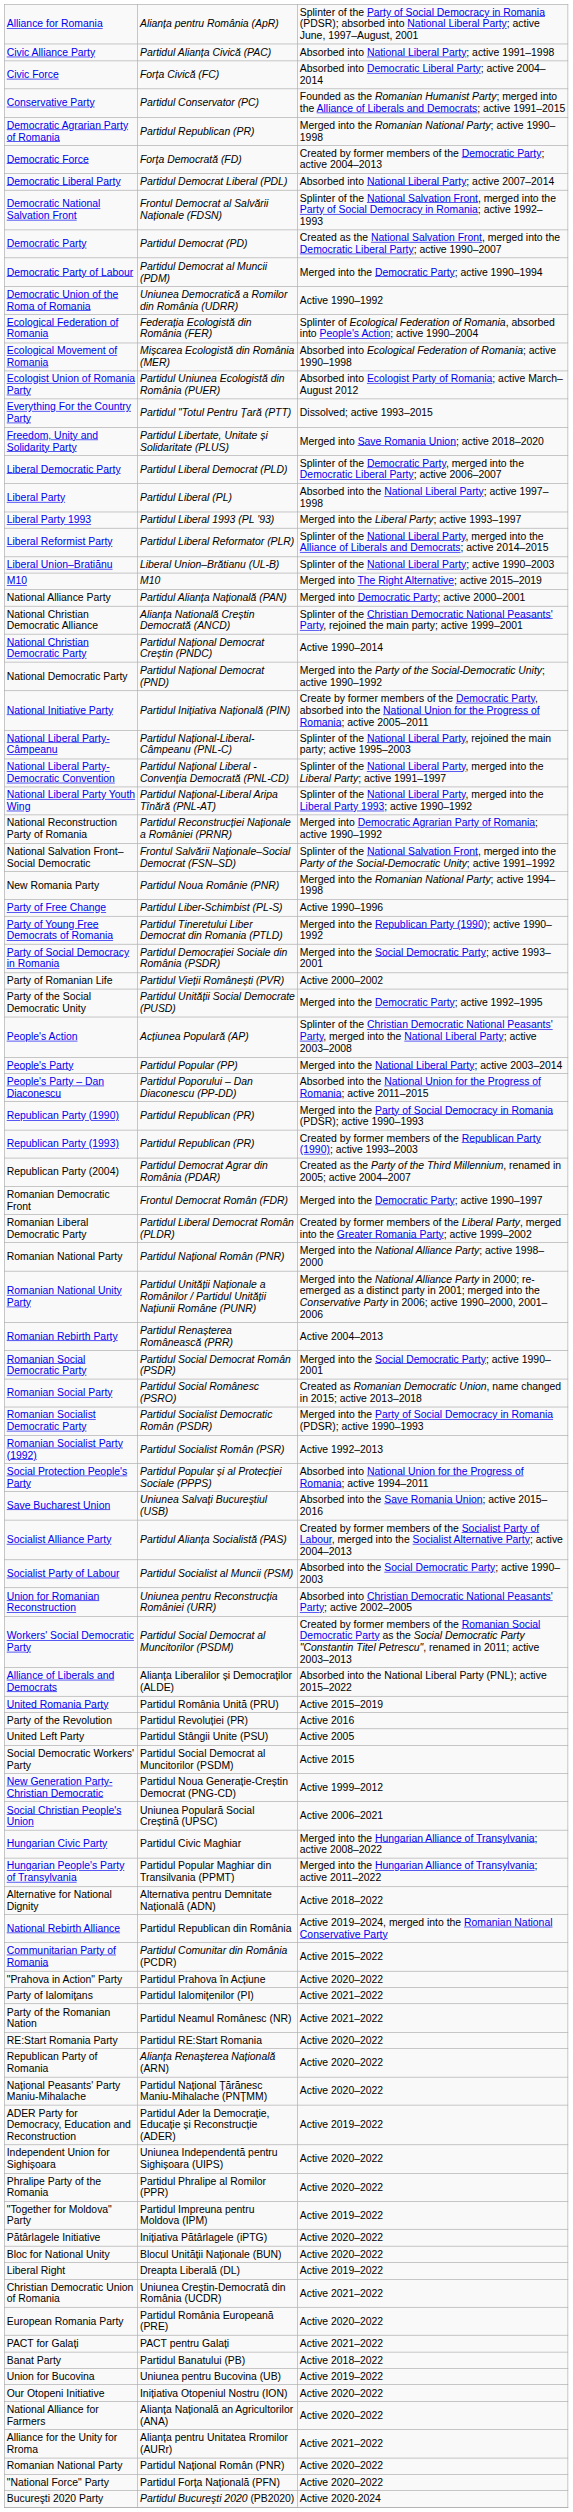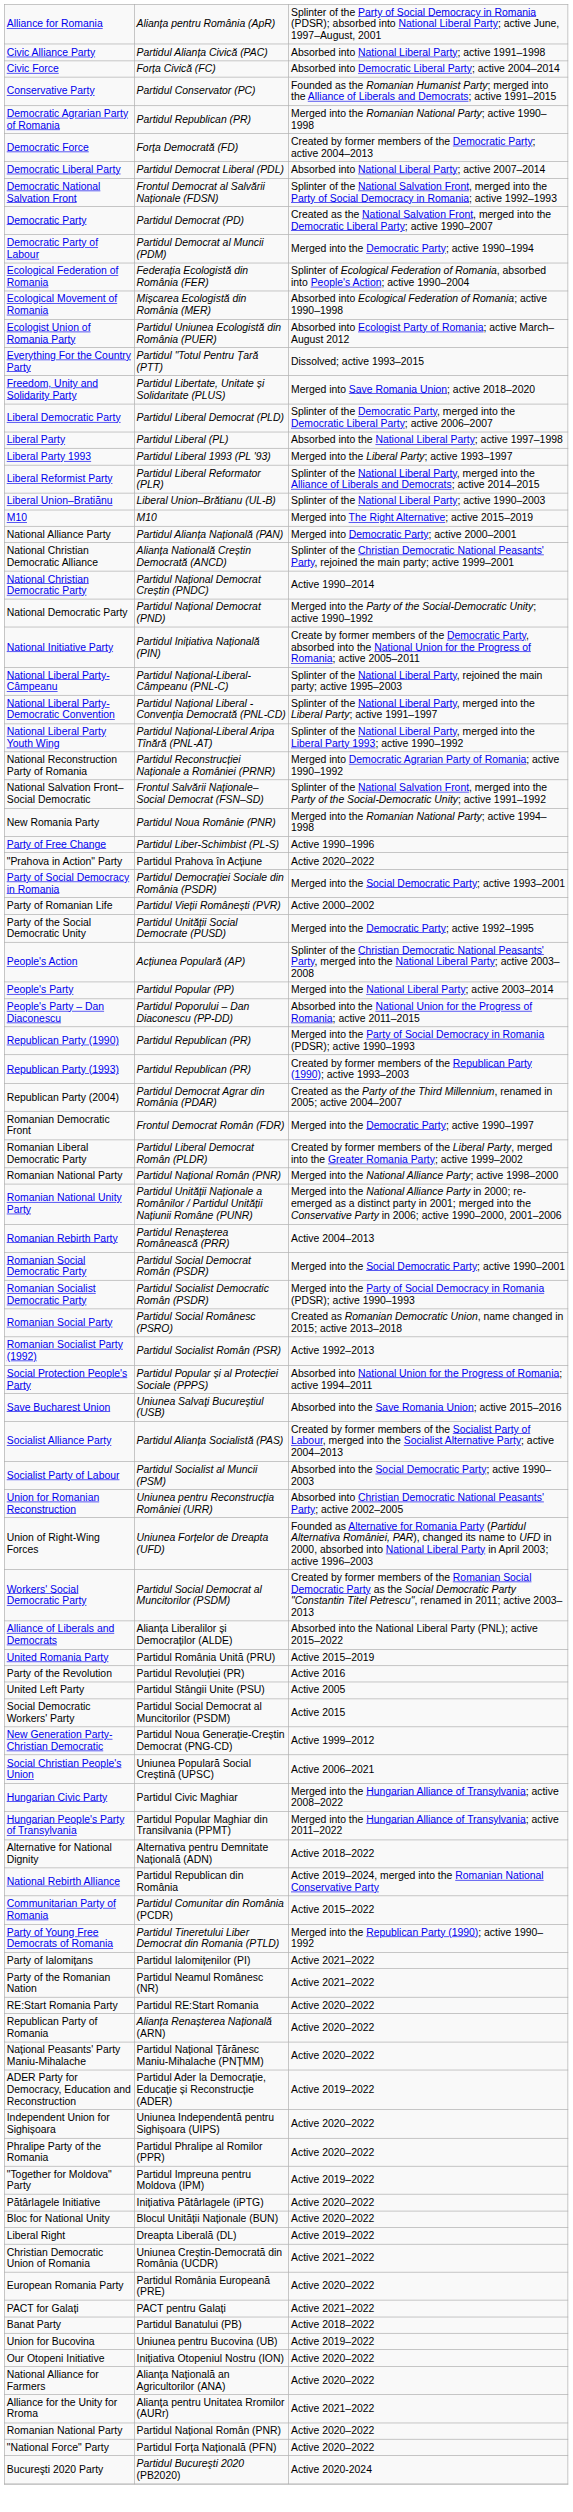- row: (63, 300)
rows swapped: (60, 930) <-> (64, 1979)
rows swapped: (60, 1393) <-> (51, 1421)
+ row: (53, 1543)
